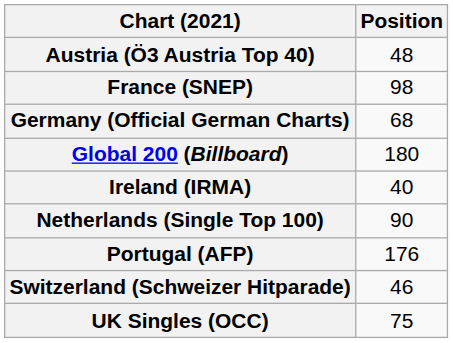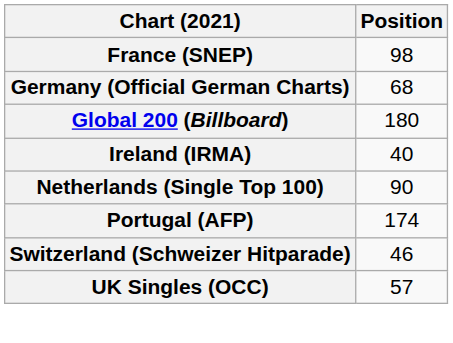- row: (180, 54)
(402, 253) 176 -> (402, 220) 174
(402, 320) 75 -> (402, 287) 57
